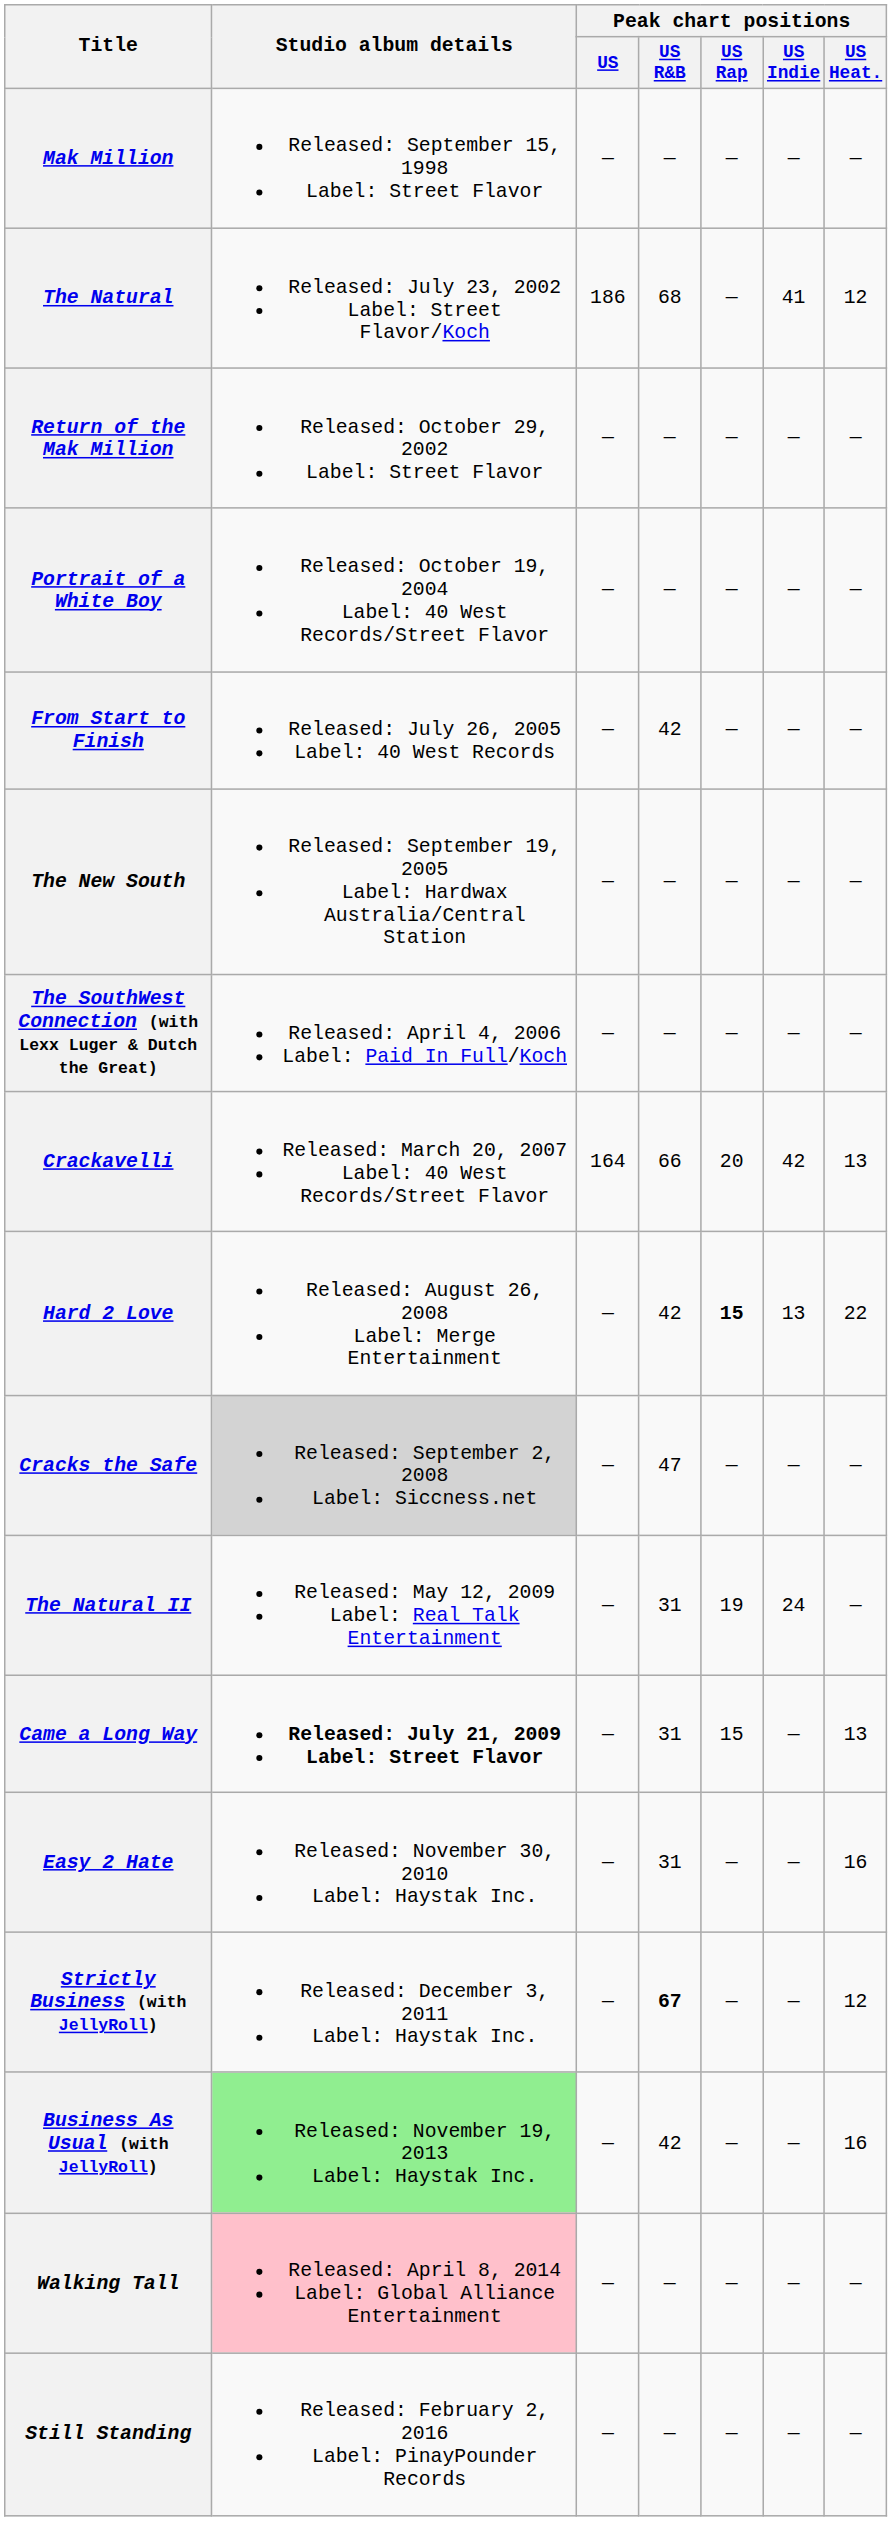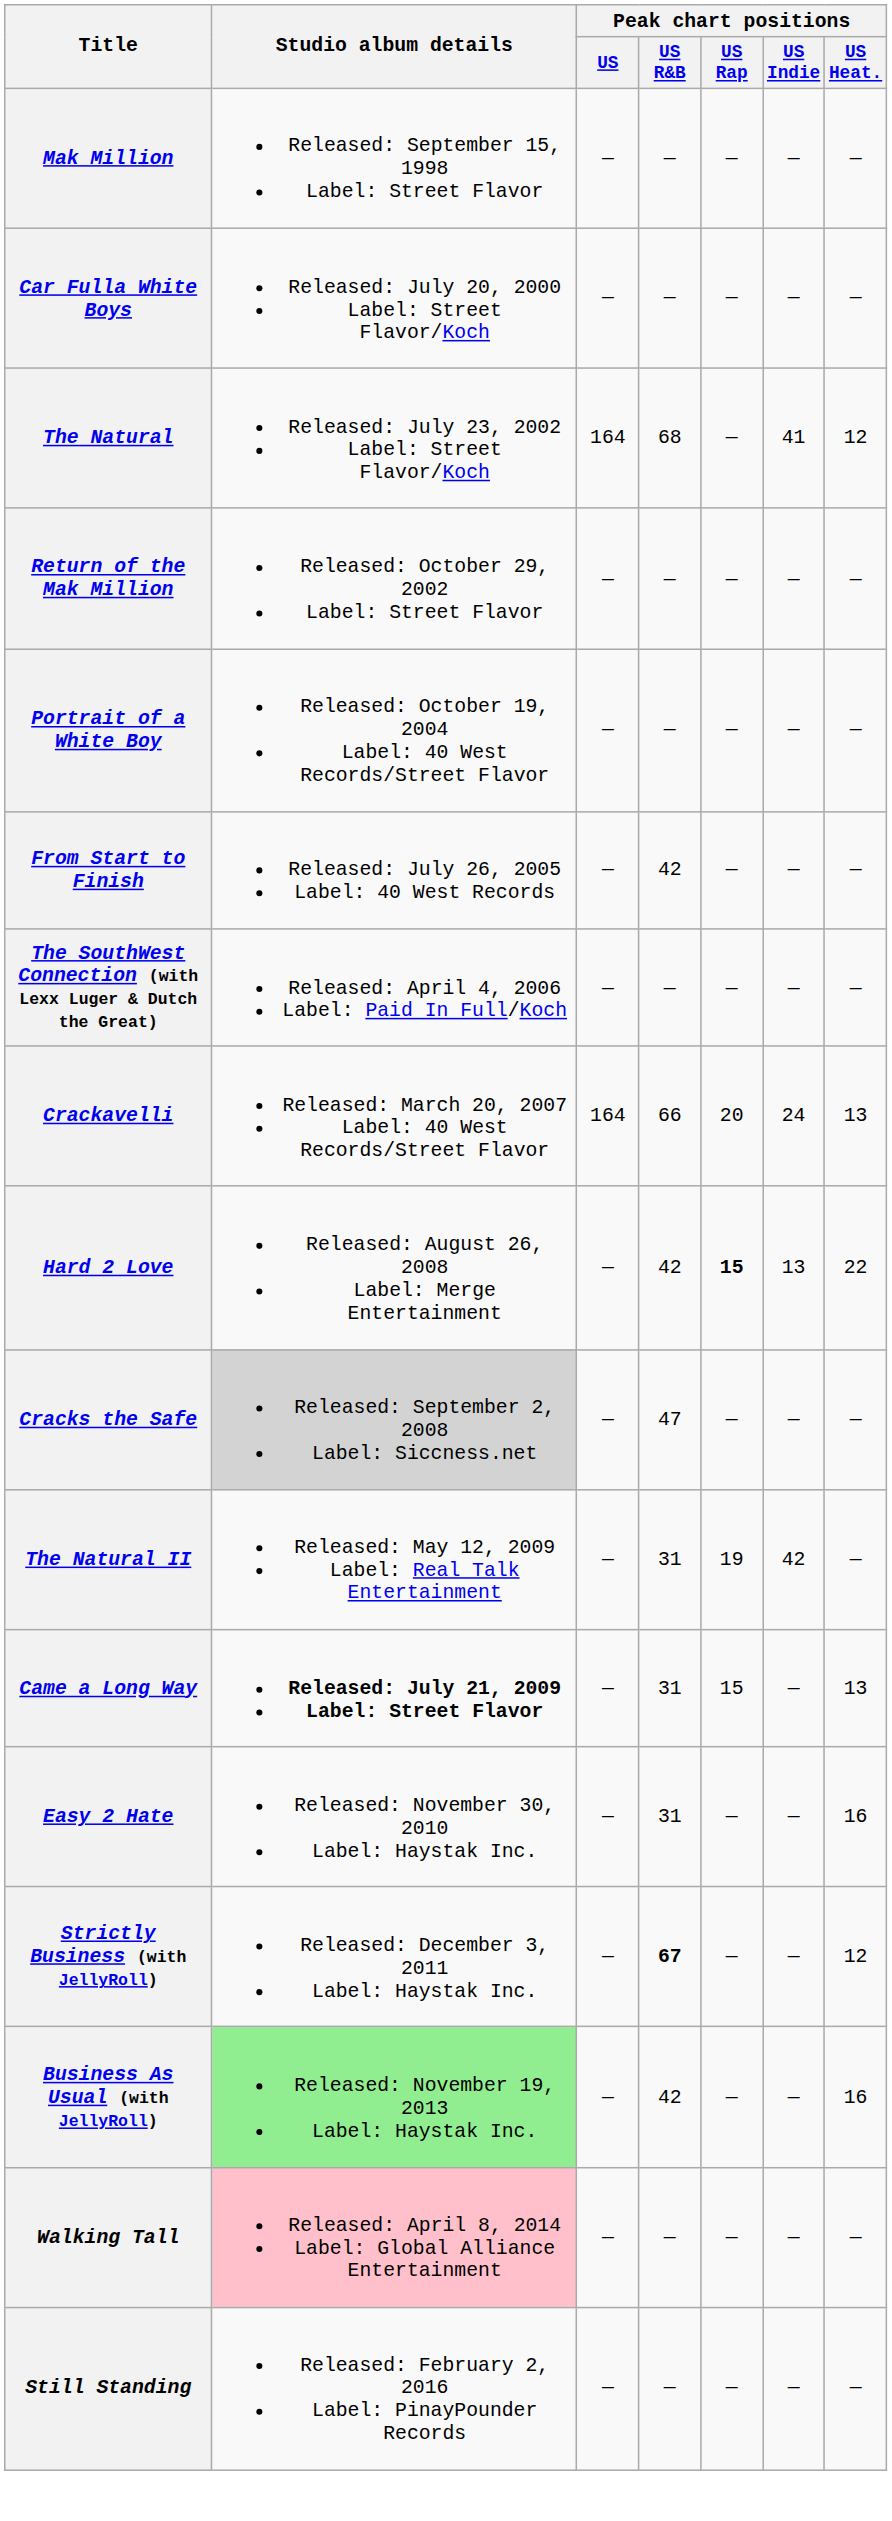+ row: (108, 298)
(608, 298) 186 -> (608, 438) 164
- row: (108, 882)
(794, 1162) 42 -> (794, 1116) 24
(794, 1605) 24 -> (794, 1559) 42
